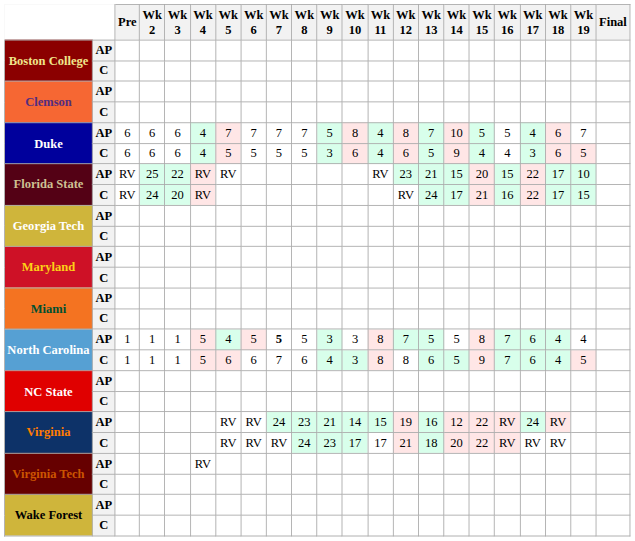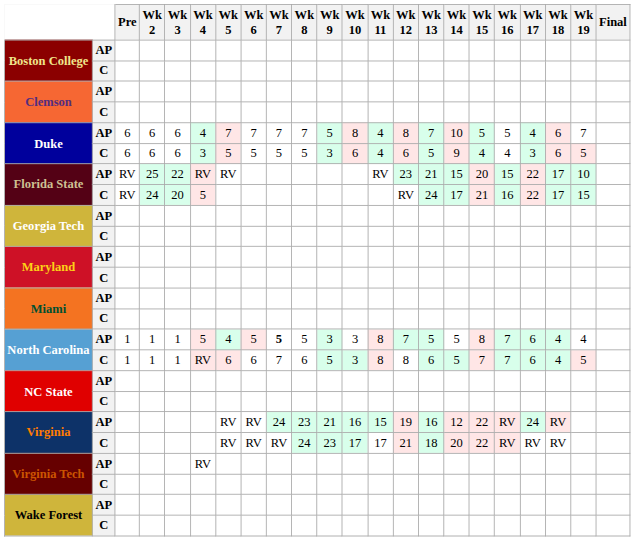(203, 153) 4 -> (203, 153) 3
(203, 195) RV -> (203, 195) 5
(203, 360) 5 -> (203, 360) RV
(330, 360) 4 -> (330, 360) 5
(482, 360) 9 -> (482, 360) 7
(355, 422) 14 -> (355, 422) 16
